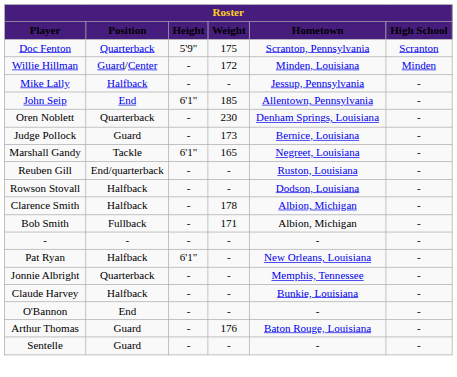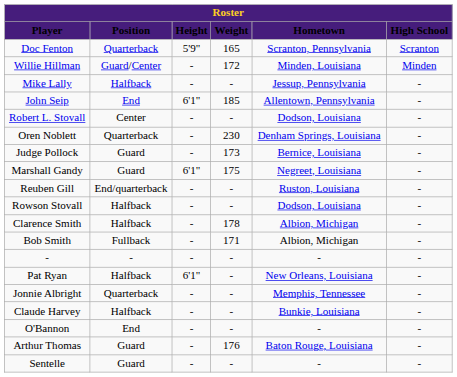(229, 48) 175 -> (231, 48) 165
+ row: (47, 118)
(127, 153) Tackle -> (131, 170) Guard
(229, 153) 165 -> (231, 170) 175
